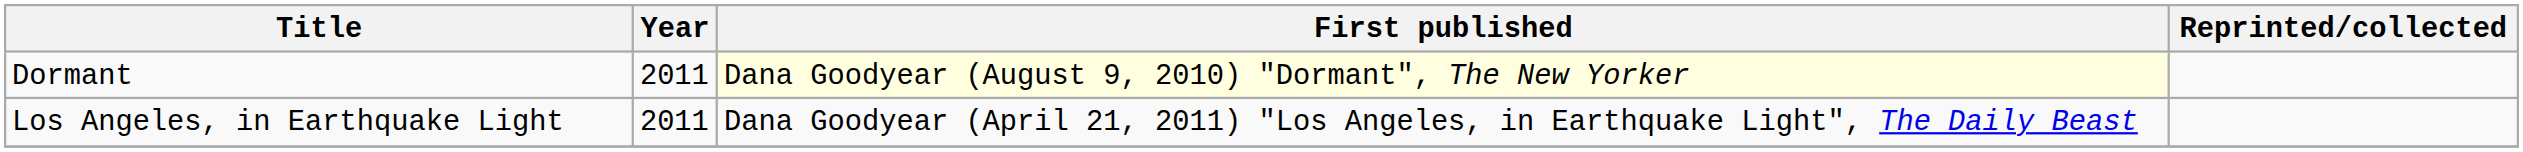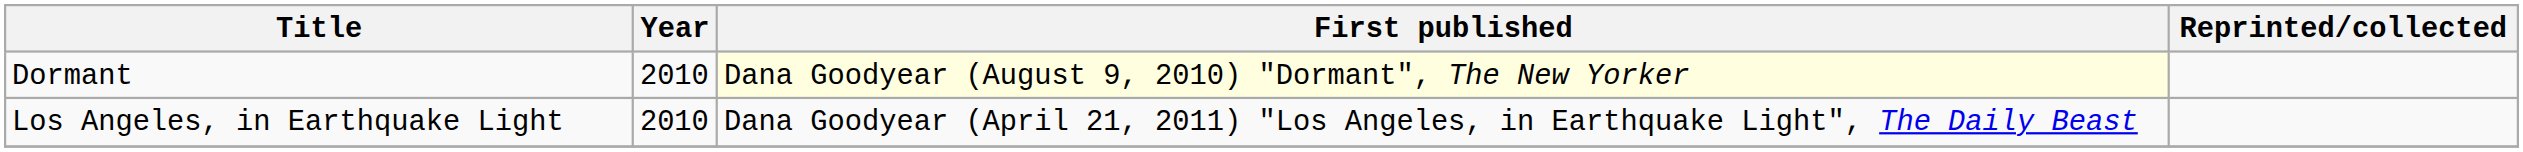(674, 75) 2011 -> (674, 75) 2010
(674, 122) 2011 -> (674, 122) 2010
